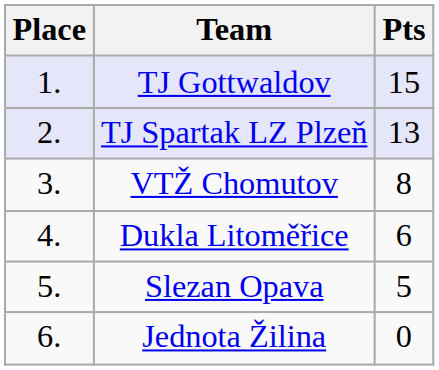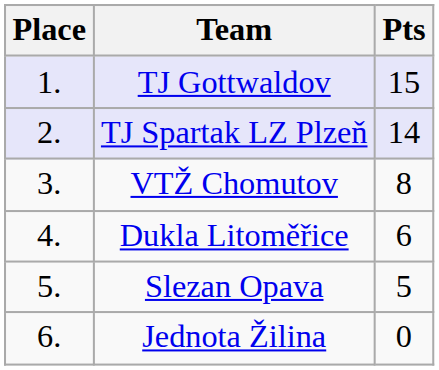(404, 132) 13 -> (404, 132) 14
